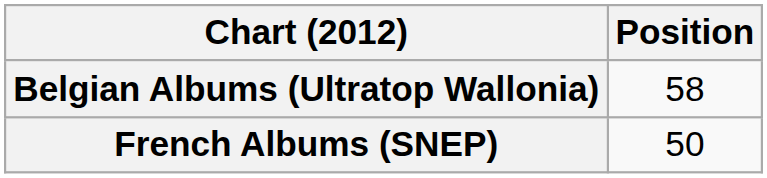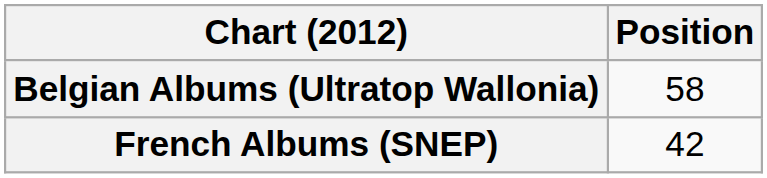(685, 144) 50 -> (685, 144) 42
